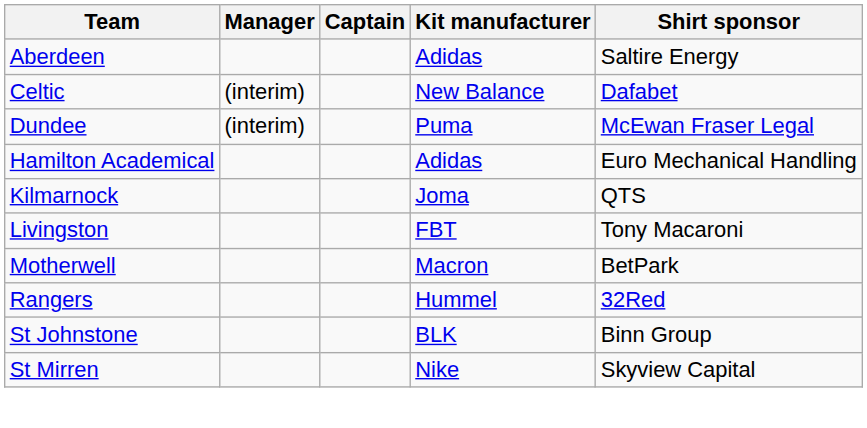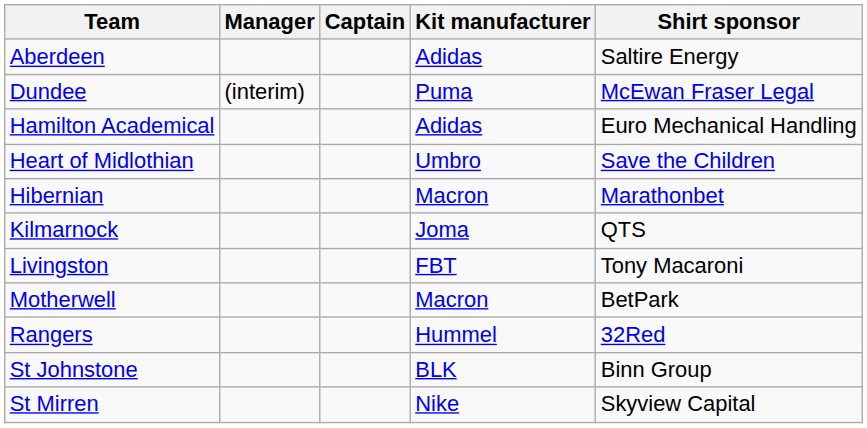- row: (37, 91)
+ row: (102, 160)
+ row: (57, 195)
